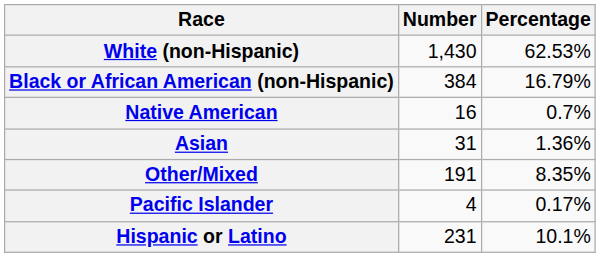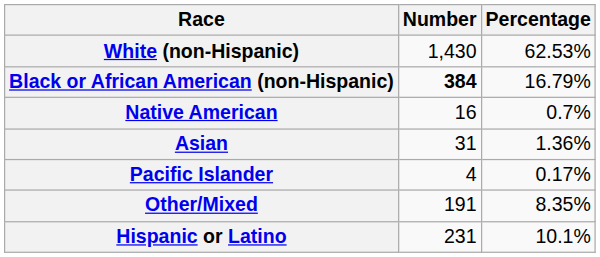(460, 81) normal -> (460, 81) bold
rows swapped: (201, 205) <-> (201, 174)
